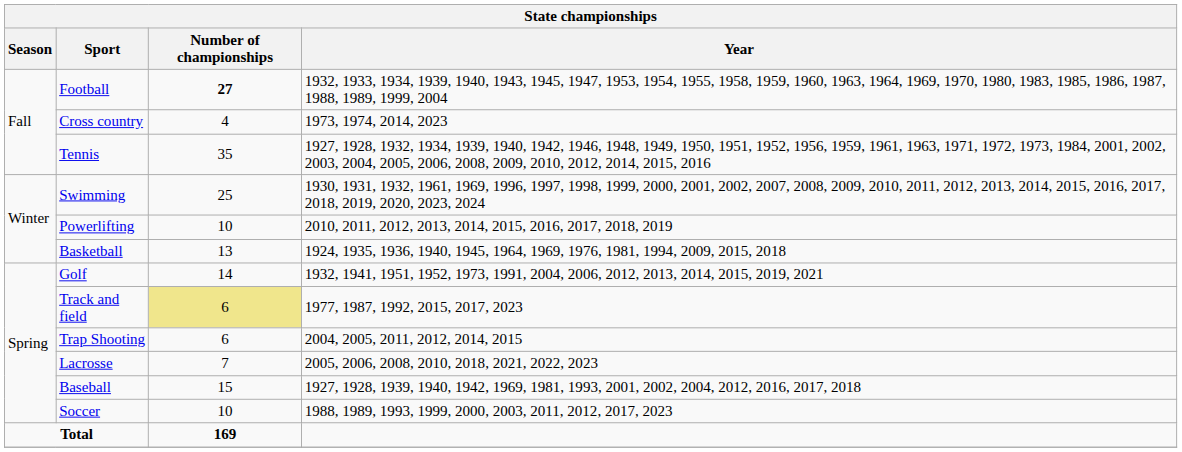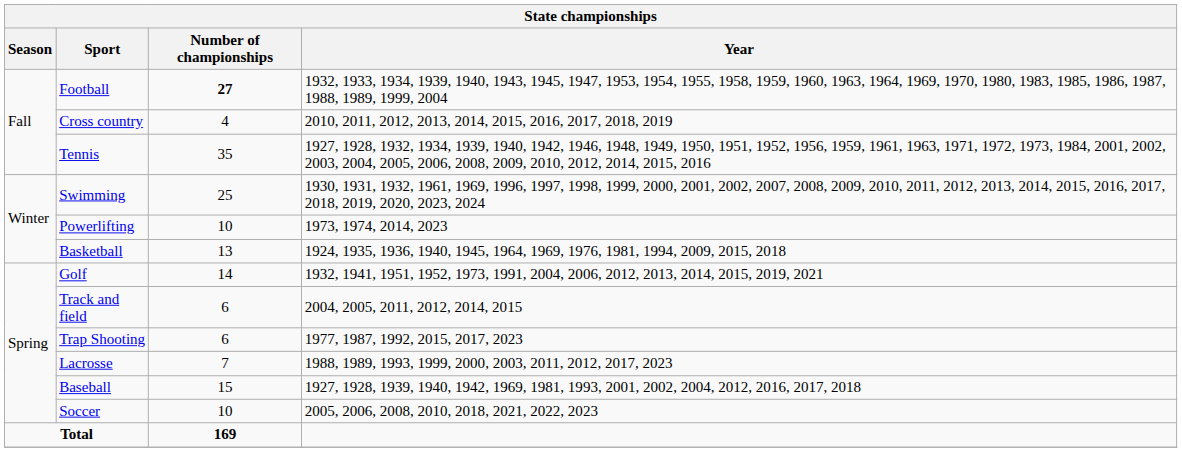(376, 121) 1973, 1974, 2014, 2023 -> (489, 121) 2010, 2011, 2012, 2013, 2014, 2015, 2016, 2017, 2018, 2019
(489, 227) 2010, 2011, 2012, 2013, 2014, 2015, 2016, 2017, 2018, 2019 -> (376, 227) 1973, 1974, 2014, 2023
(225, 307) khaki background -> (225, 307) no background
(414, 307) 1977, 1987, 1992, 2015, 2017, 2023 -> (413, 307) 2004, 2005, 2011, 2012, 2014, 2015
(413, 339) 2004, 2005, 2011, 2012, 2014, 2015 -> (414, 339) 1977, 1987, 1992, 2015, 2017, 2023
(451, 363) 2005, 2006, 2008, 2010, 2018, 2021, 2022, 2023 -> (489, 363) 1988, 1989, 1993, 1999, 2000, 2003, 2011, 2012, 2017, 2023
(489, 411) 1988, 1989, 1993, 1999, 2000, 2003, 2011, 2012, 2017, 2023 -> (451, 411) 2005, 2006, 2008, 2010, 2018, 2021, 2022, 2023
